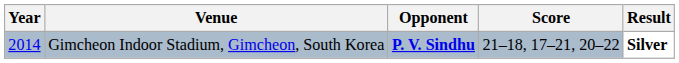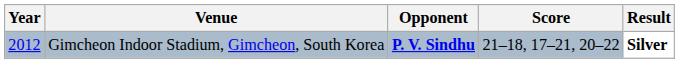(24, 44) 2014 -> (24, 44) 2012
